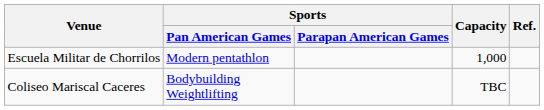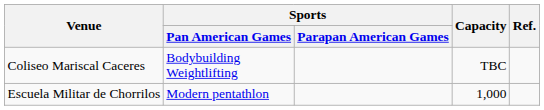rows swapped: (76, 86) <-> (84, 57)
